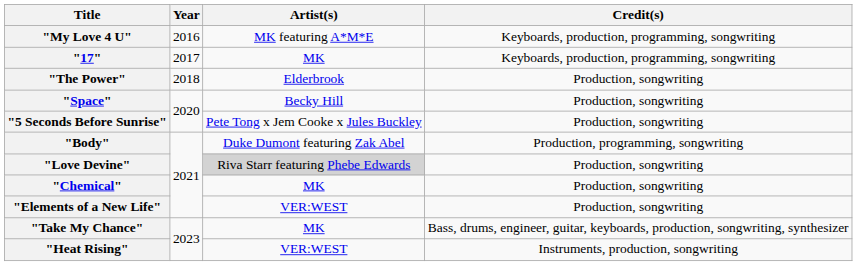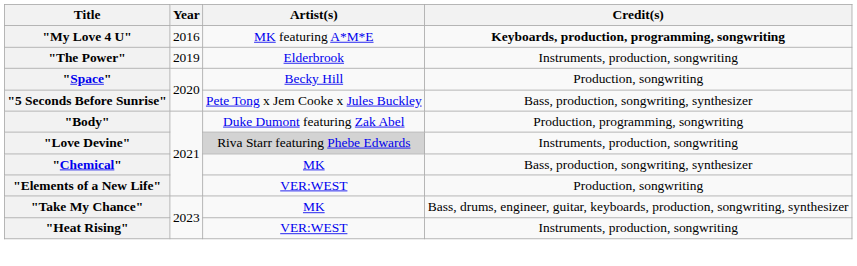(638, 36) normal -> (638, 36) bold
- row: (87, 57)
(186, 79) 2018 -> (186, 57) 2019
(638, 79) Production, songwriting -> (638, 57) Instruments, production, songwriting
(638, 121) Production, songwriting -> (638, 100) Bass, production, songwriting, synthesizer
(638, 164) Production, songwriting -> (638, 143) Instruments, production, songwriting
(638, 185) Production, songwriting -> (638, 164) Bass, production, songwriting, synthesizer
